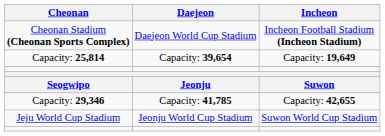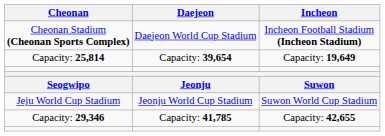rows swapped: (68, 118) <-> (68, 101)
